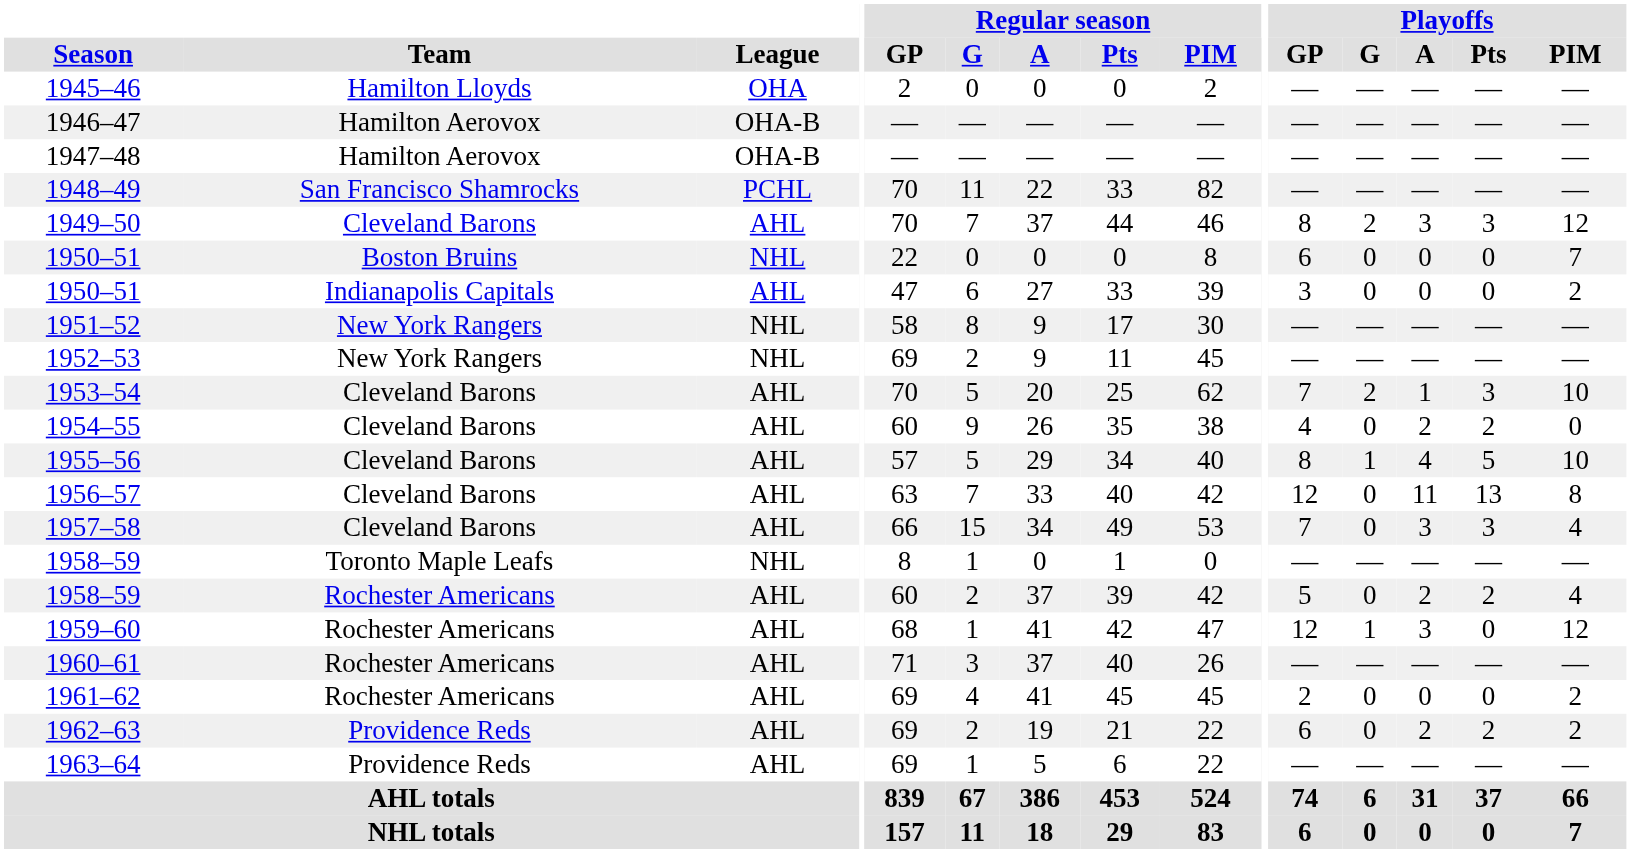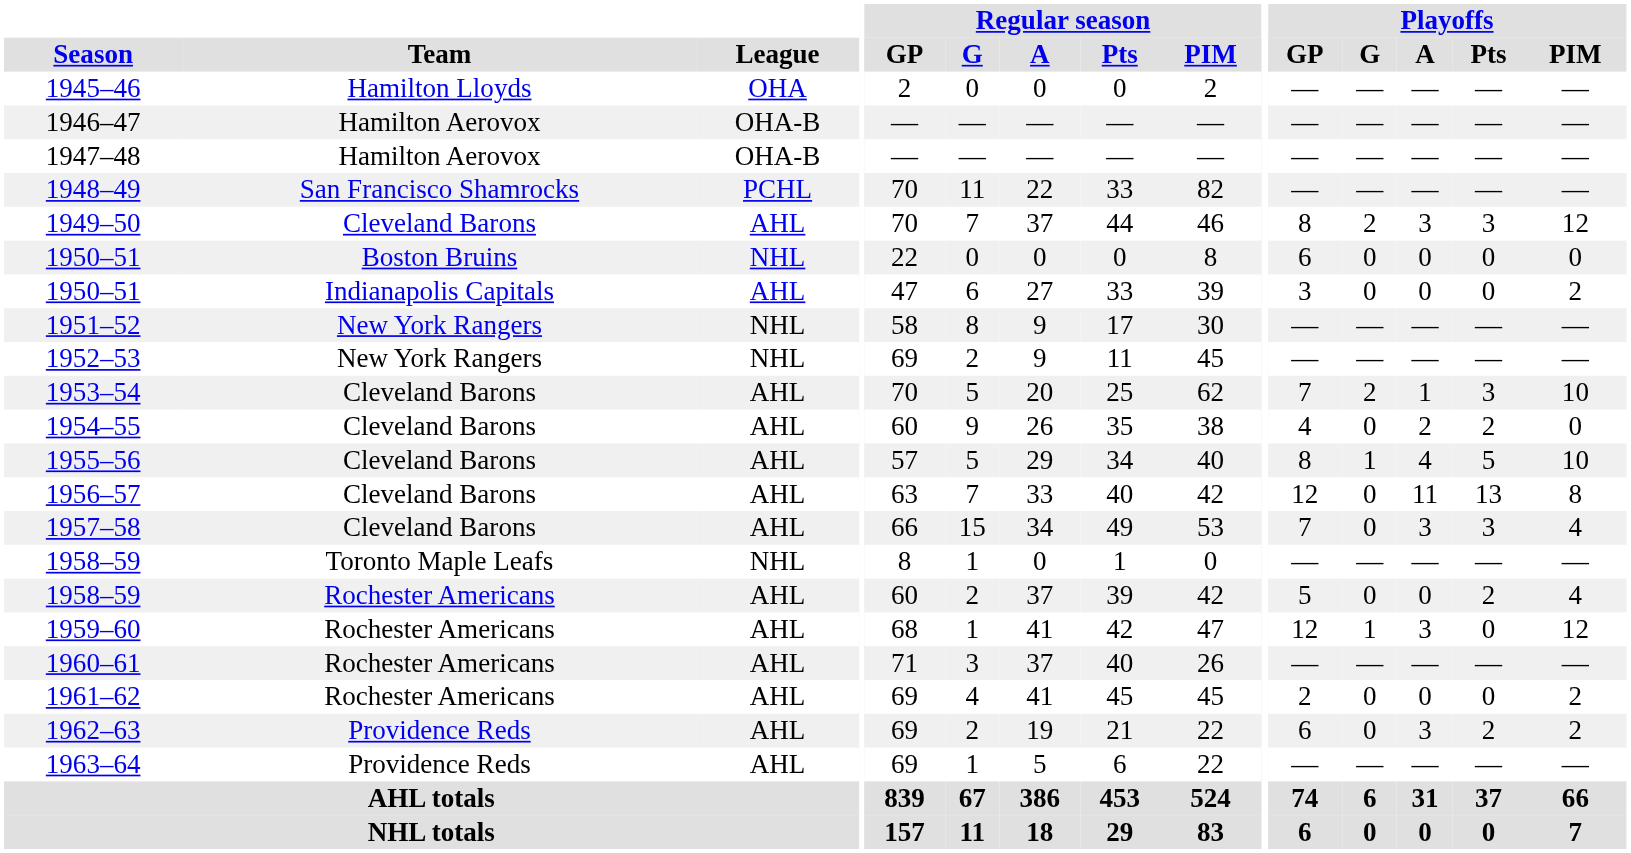(1575, 257) 7 -> (1575, 257) 0
(1425, 595) 2 -> (1425, 595) 0
(1425, 730) 2 -> (1425, 730) 3
